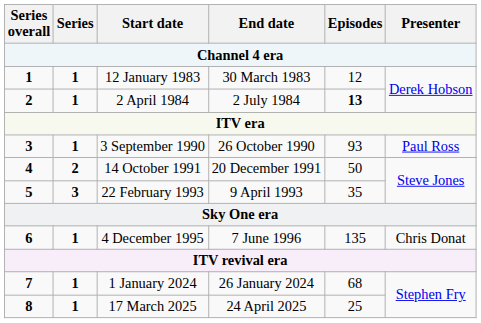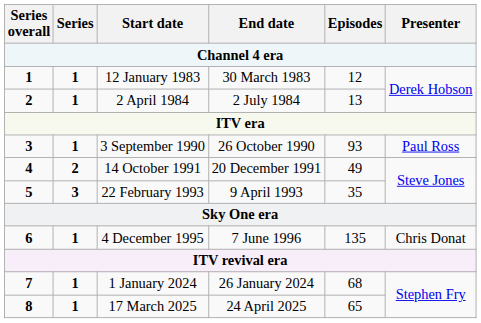(355, 100) bold -> (355, 100) normal
(355, 169) 50 -> (355, 169) 49
(355, 306) 25 -> (355, 306) 65
